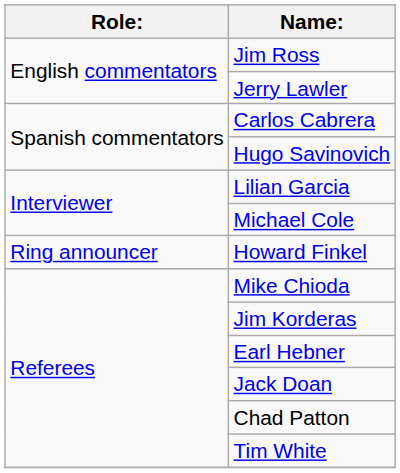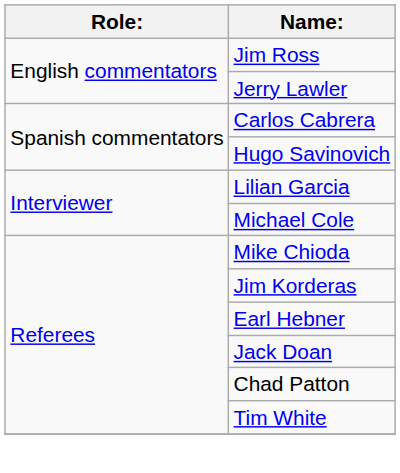- row: (300, 253)
